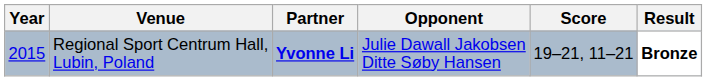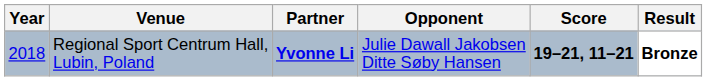(27, 53) 2015 -> (27, 53) 2018
(583, 53) normal -> (584, 53) bold
